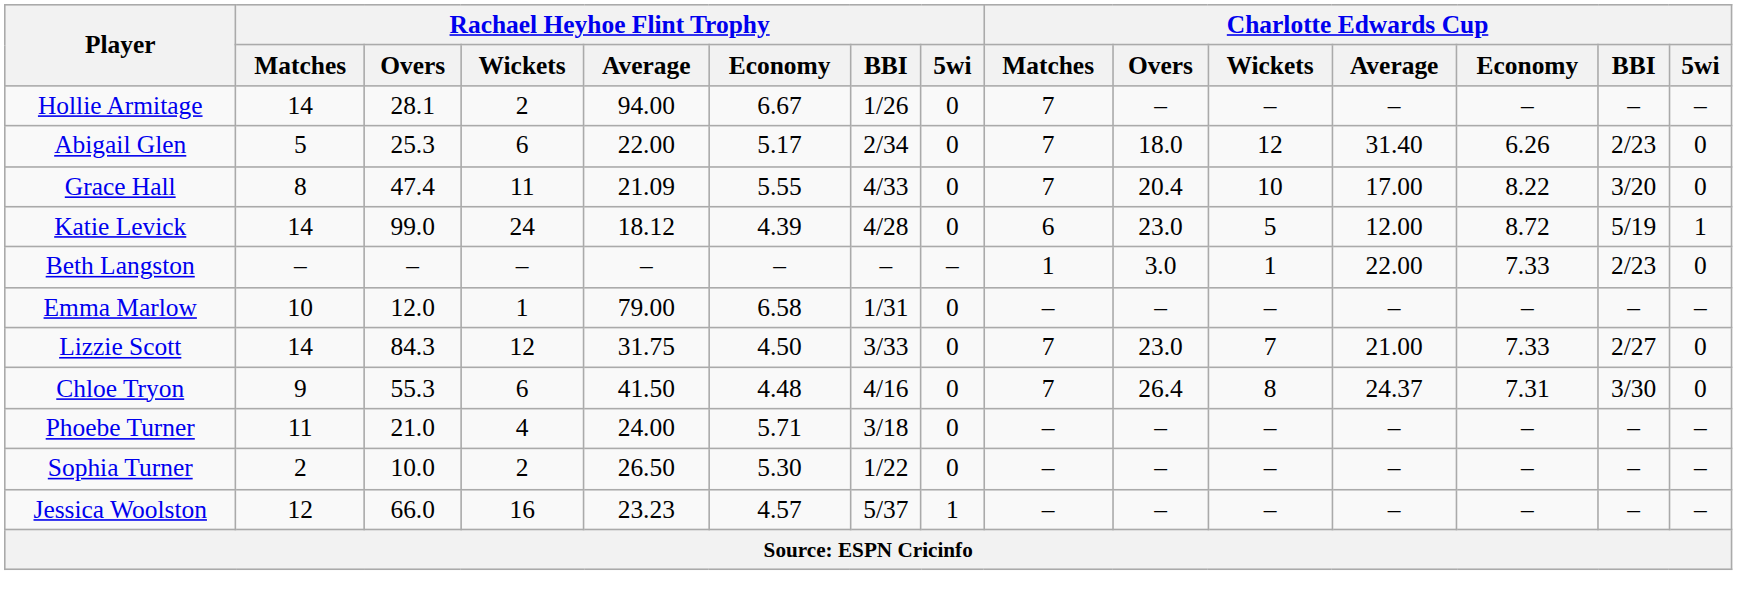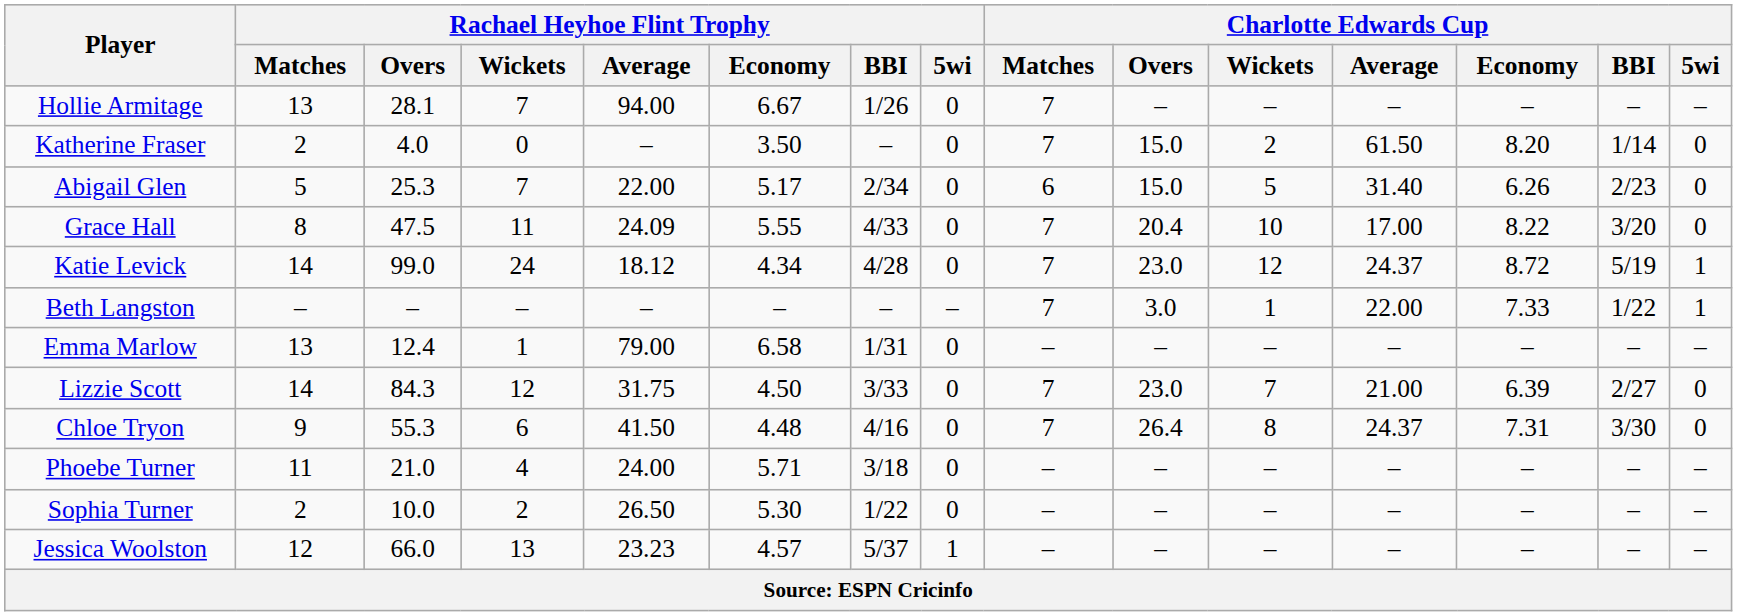(300, 105) 14 -> (300, 105) 13
(522, 105) 2 -> (522, 105) 7
+ row: (120, 145)
(522, 145) 6 -> (522, 186) 7
(1048, 145) 7 -> (1048, 186) 6
(1161, 145) 18.0 -> (1161, 186) 15.0
(1270, 145) 12 -> (1270, 186) 5
(413, 186) 47.4 -> (413, 226) 47.5
(646, 186) 21.09 -> (646, 226) 24.09
(780, 226) 4.39 -> (780, 266) 4.34
(1048, 226) 6 -> (1048, 266) 7
(1270, 226) 5 -> (1270, 266) 12
(1394, 226) 12.00 -> (1394, 266) 24.37
(1048, 266) 1 -> (1048, 307) 7
(1634, 266) 2/23 -> (1634, 307) 1/22
(1700, 266) 0 -> (1700, 307) 1
(300, 307) 10 -> (300, 347) 13
(413, 307) 12.0 -> (413, 347) 12.4
(1527, 347) 7.33 -> (1527, 387) 6.39
(522, 508) 16 -> (522, 549) 13
